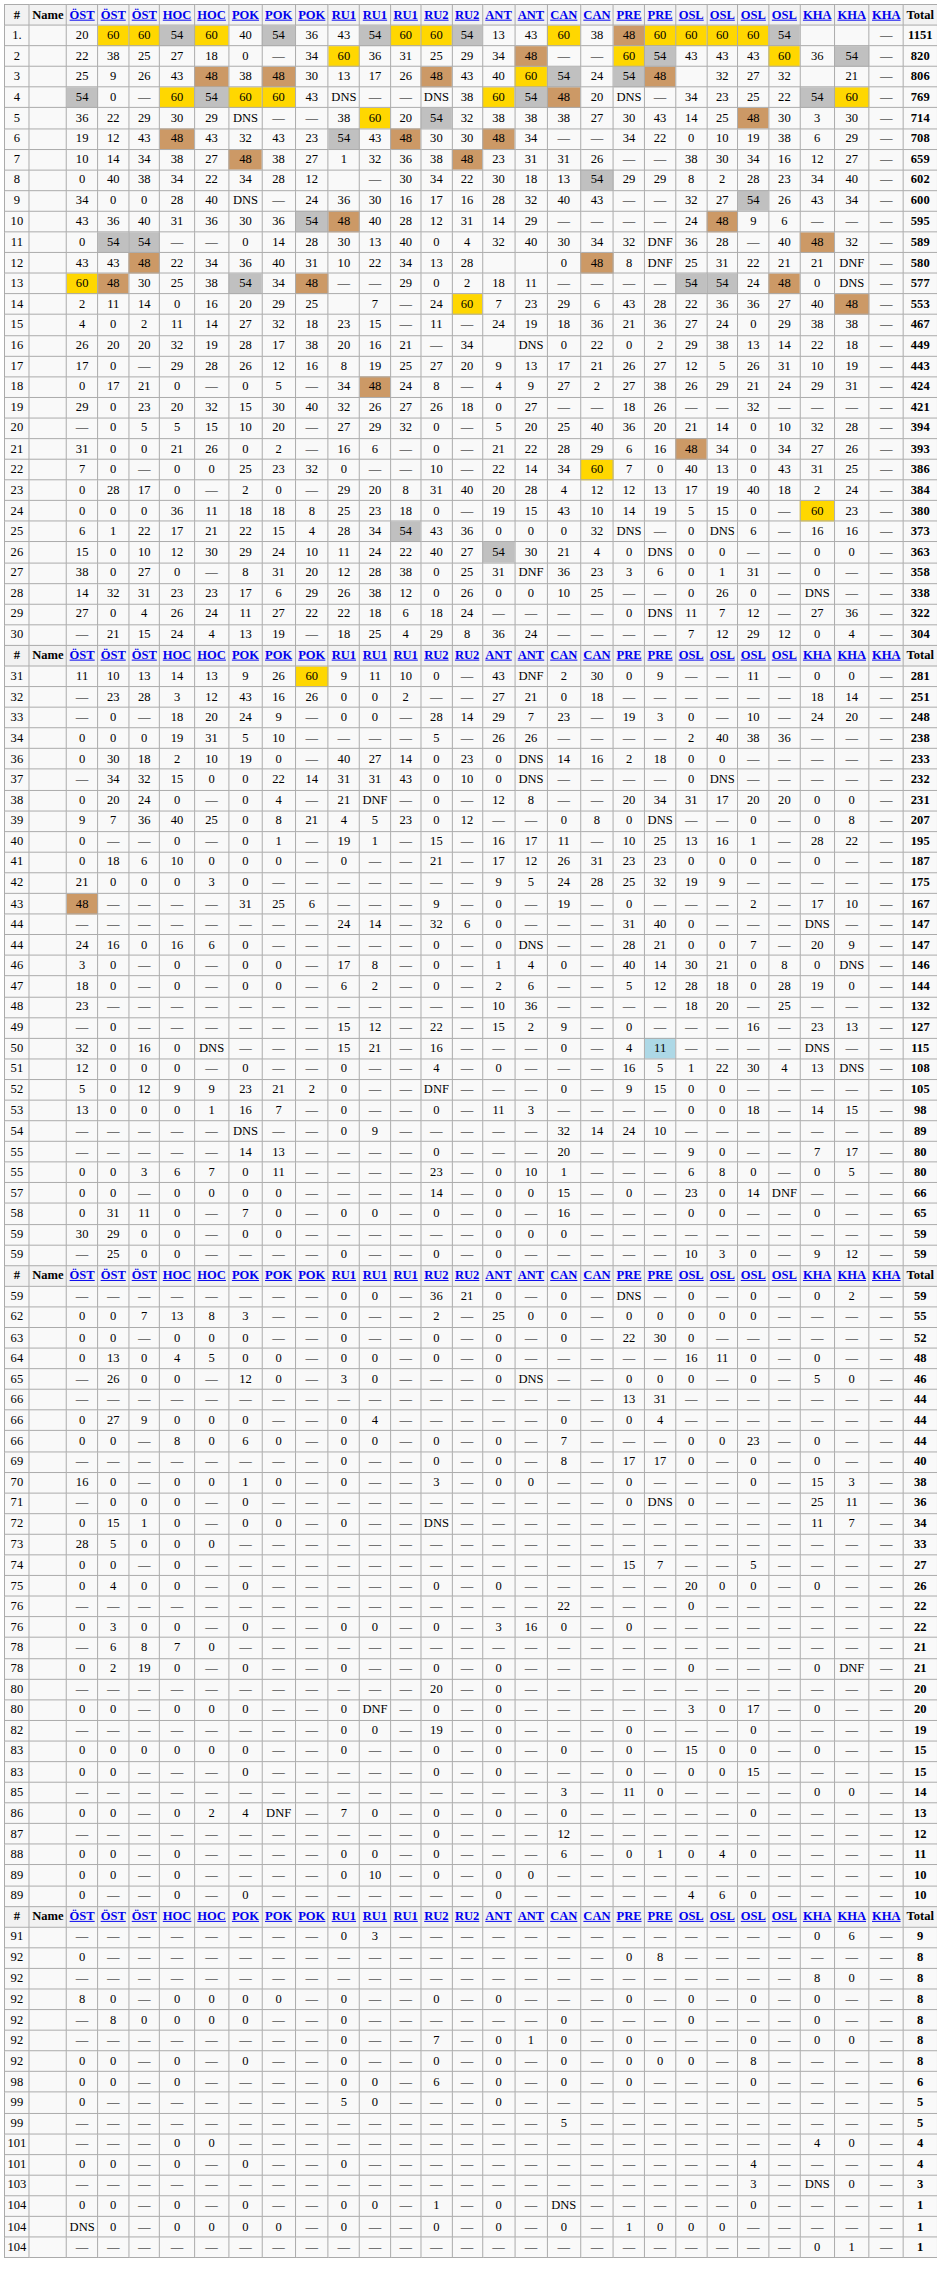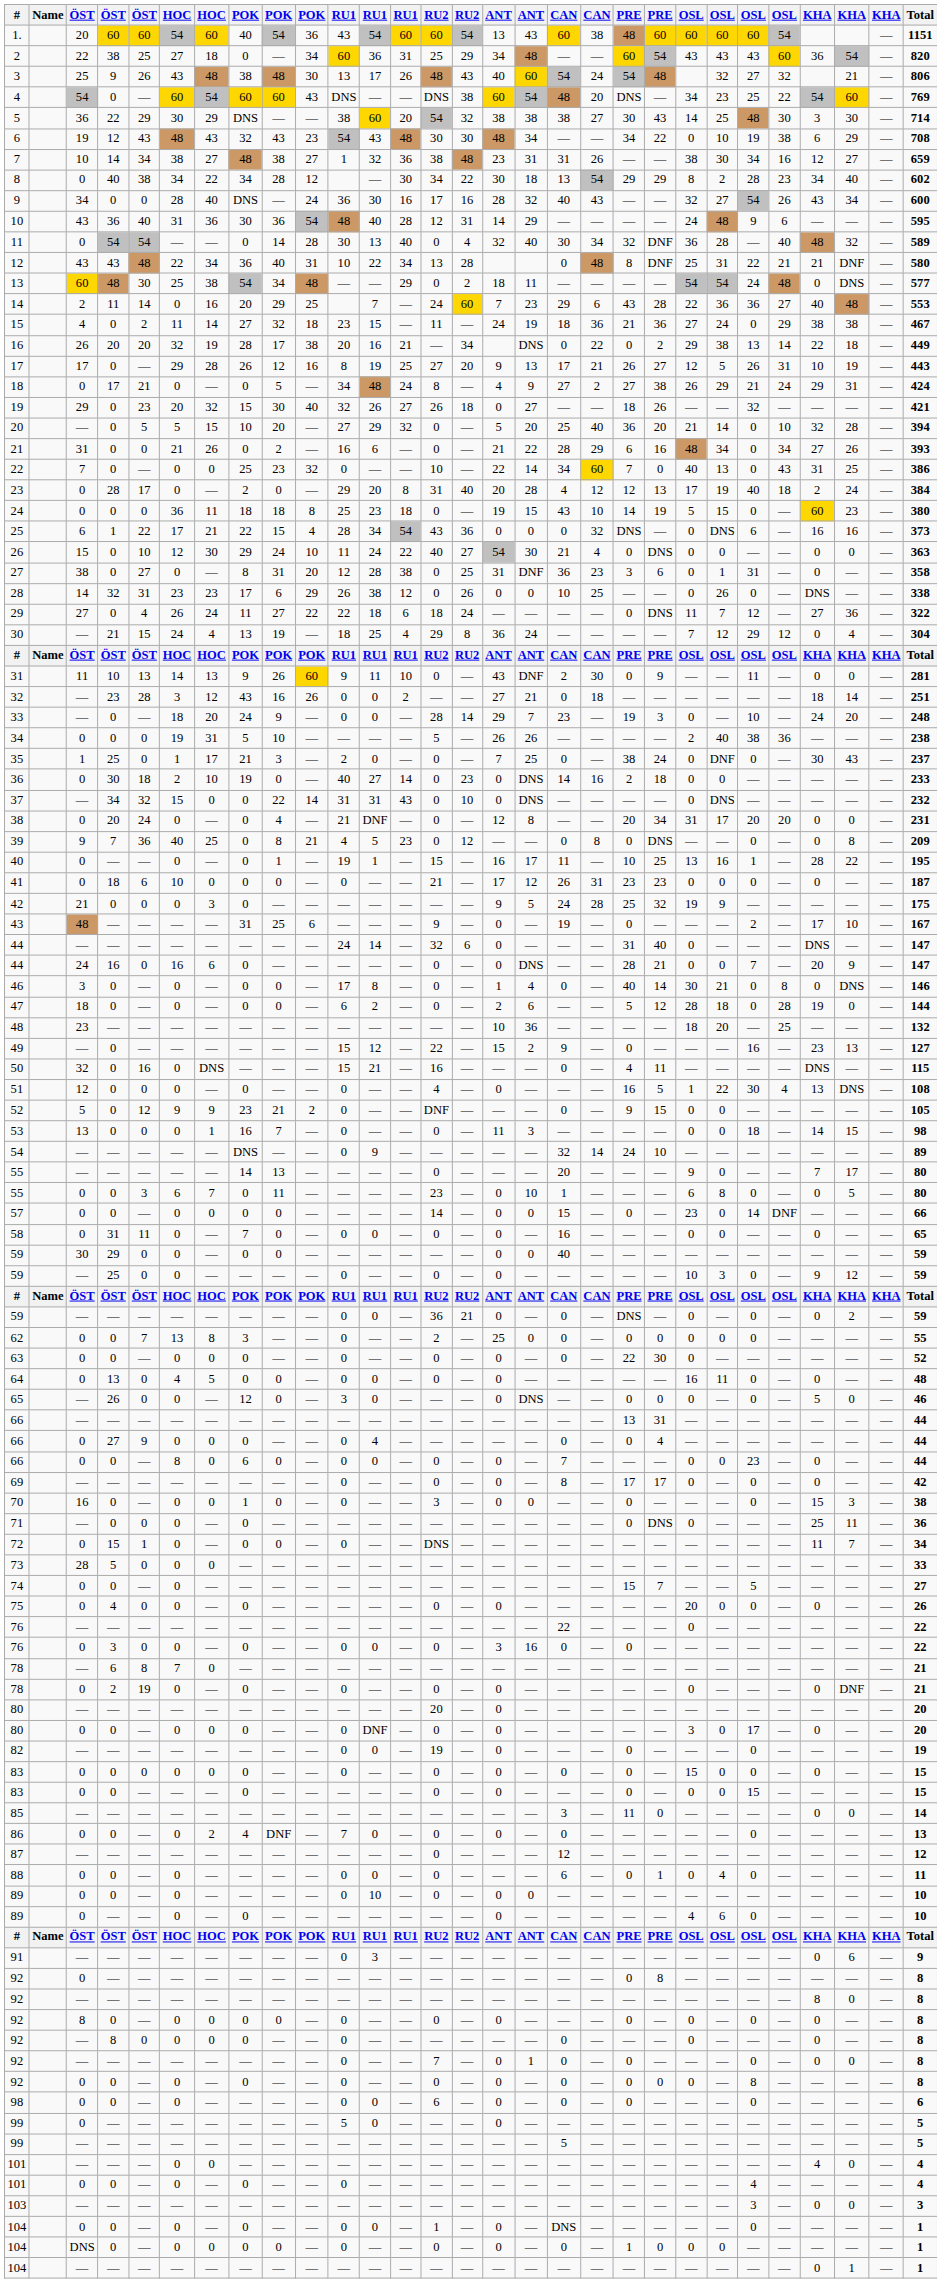+ row: (17, 758)
(920, 820) 207 -> (920, 841) 209
(660, 1048) lightblue background -> (660, 1068) no background
(564, 1234) 0 -> (564, 1254) 40
(920, 1461) 40 -> (920, 1482) 42
(817, 2185) DNS -> (817, 2205) 0
